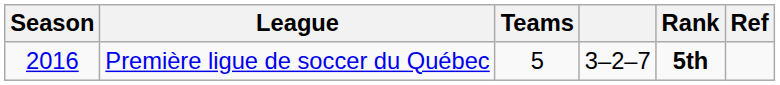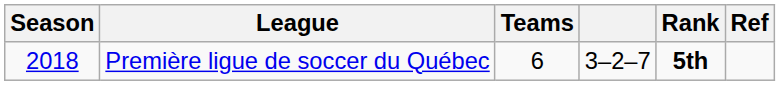(52, 60) 2016 -> (52, 60) 2018
(537, 60) 5 -> (537, 60) 6
